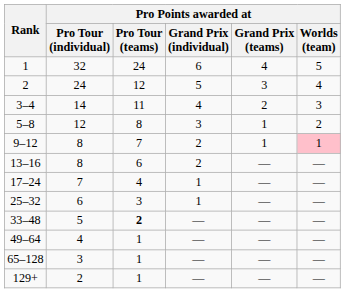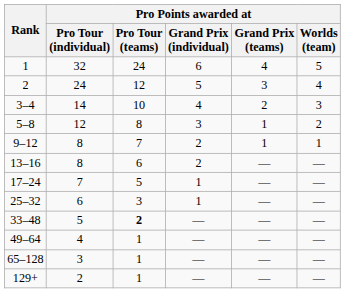(139, 104) 11 -> (139, 104) 10
(319, 143) pink background -> (319, 143) no background
(139, 182) 4 -> (139, 182) 5
